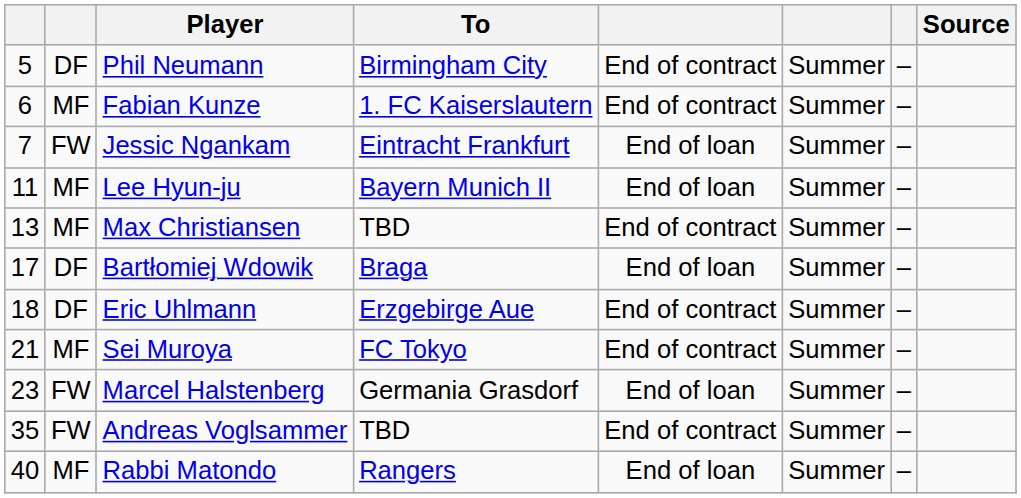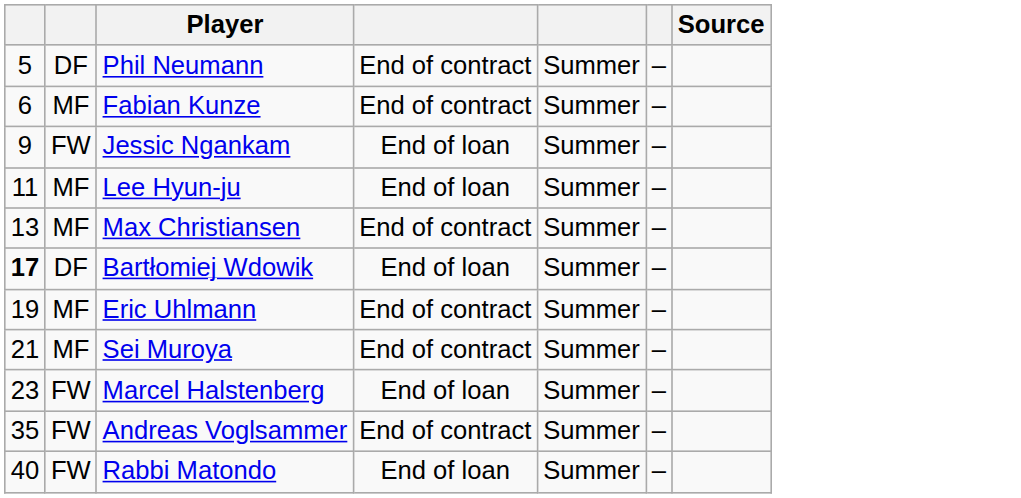- column: (476, 24)
(25, 146) 7 -> (25, 146) 9
(25, 268) normal -> (25, 268) bold
(25, 308) 18 -> (25, 308) 19
(71, 308) DF -> (71, 308) MF
(71, 471) MF -> (71, 471) FW
